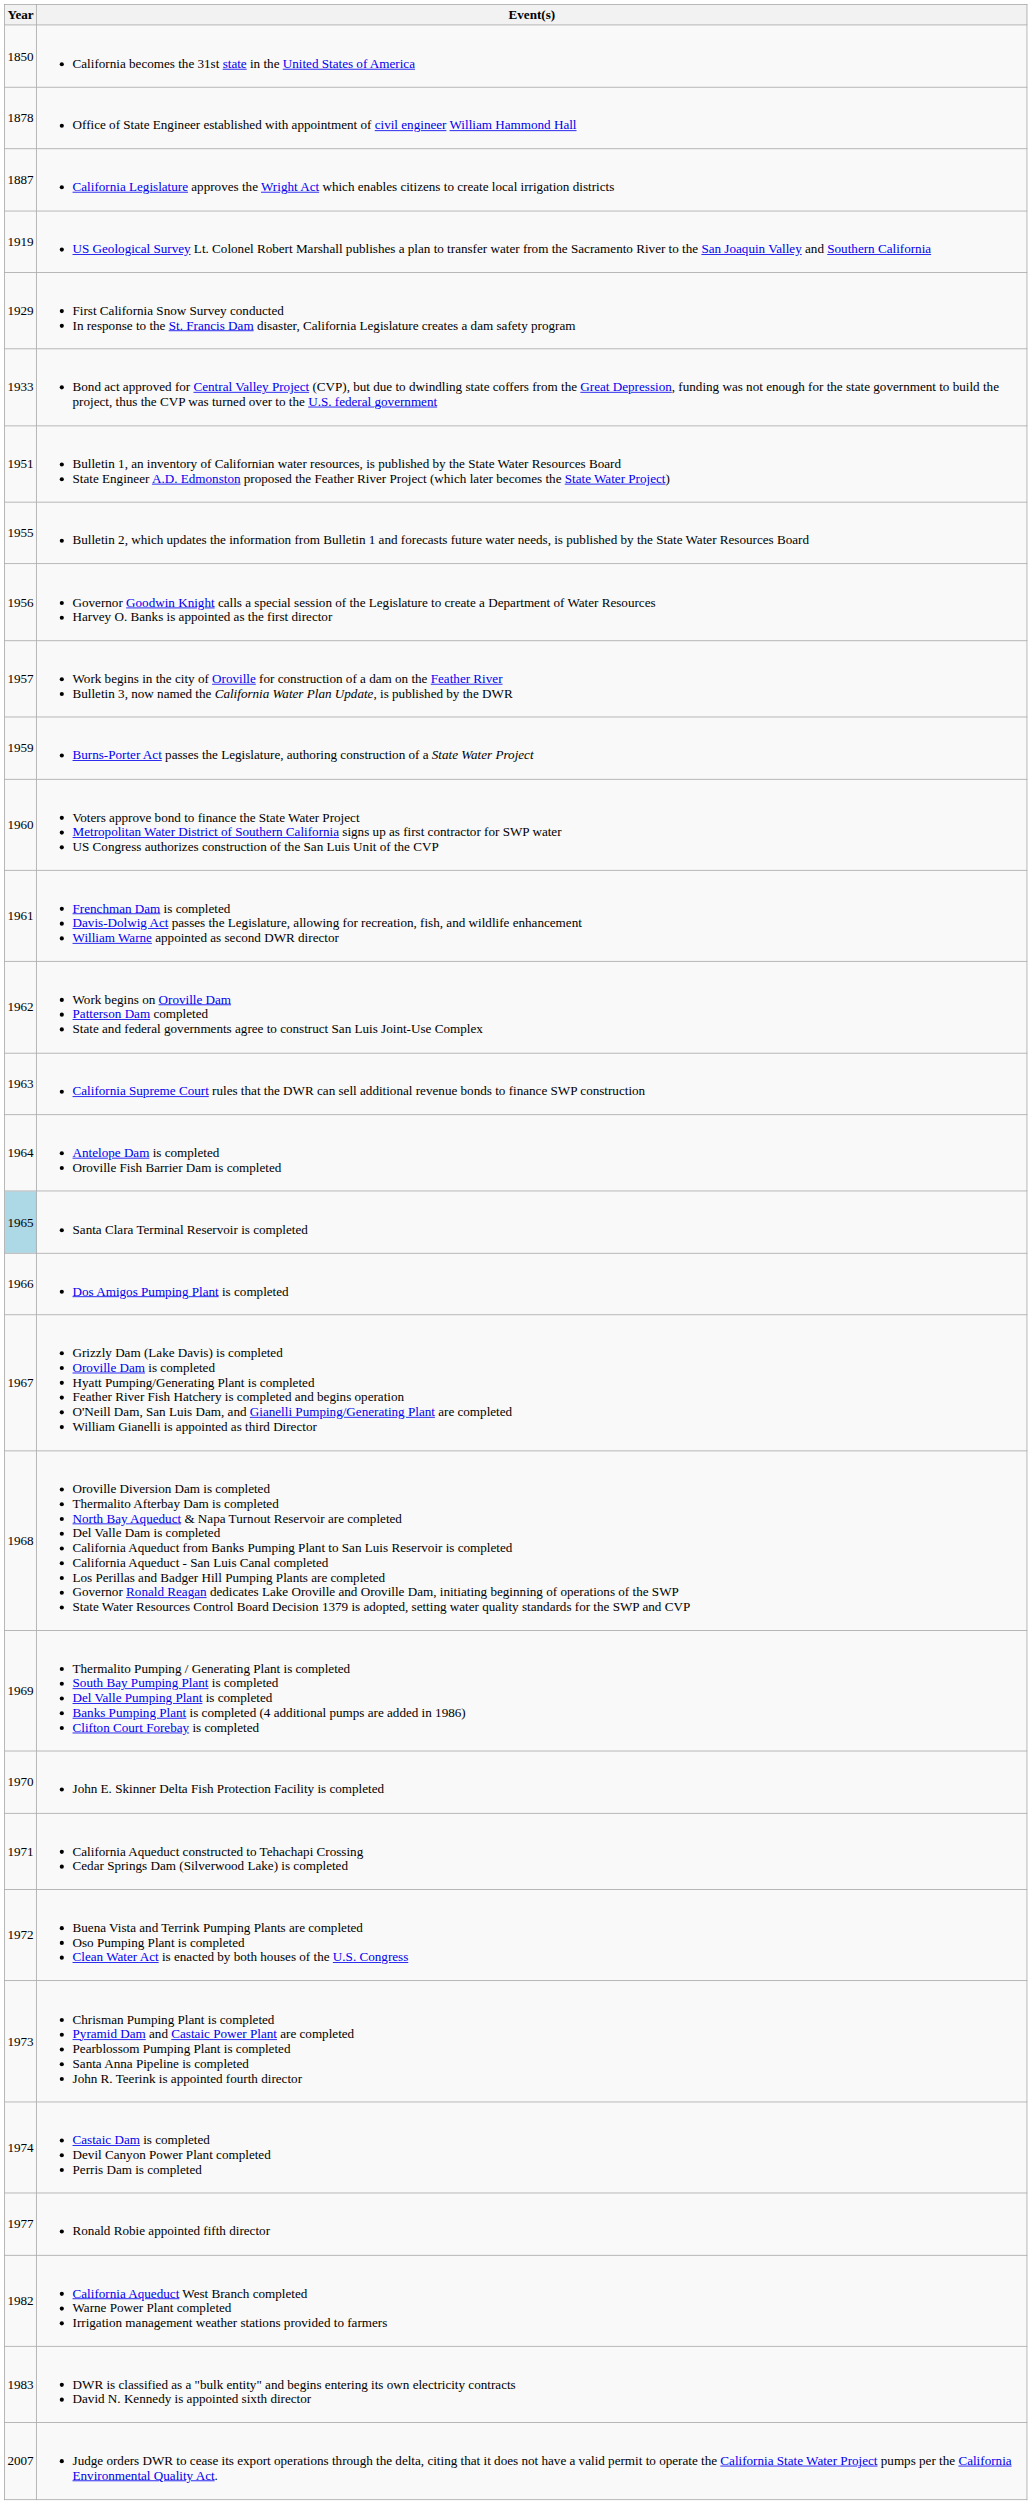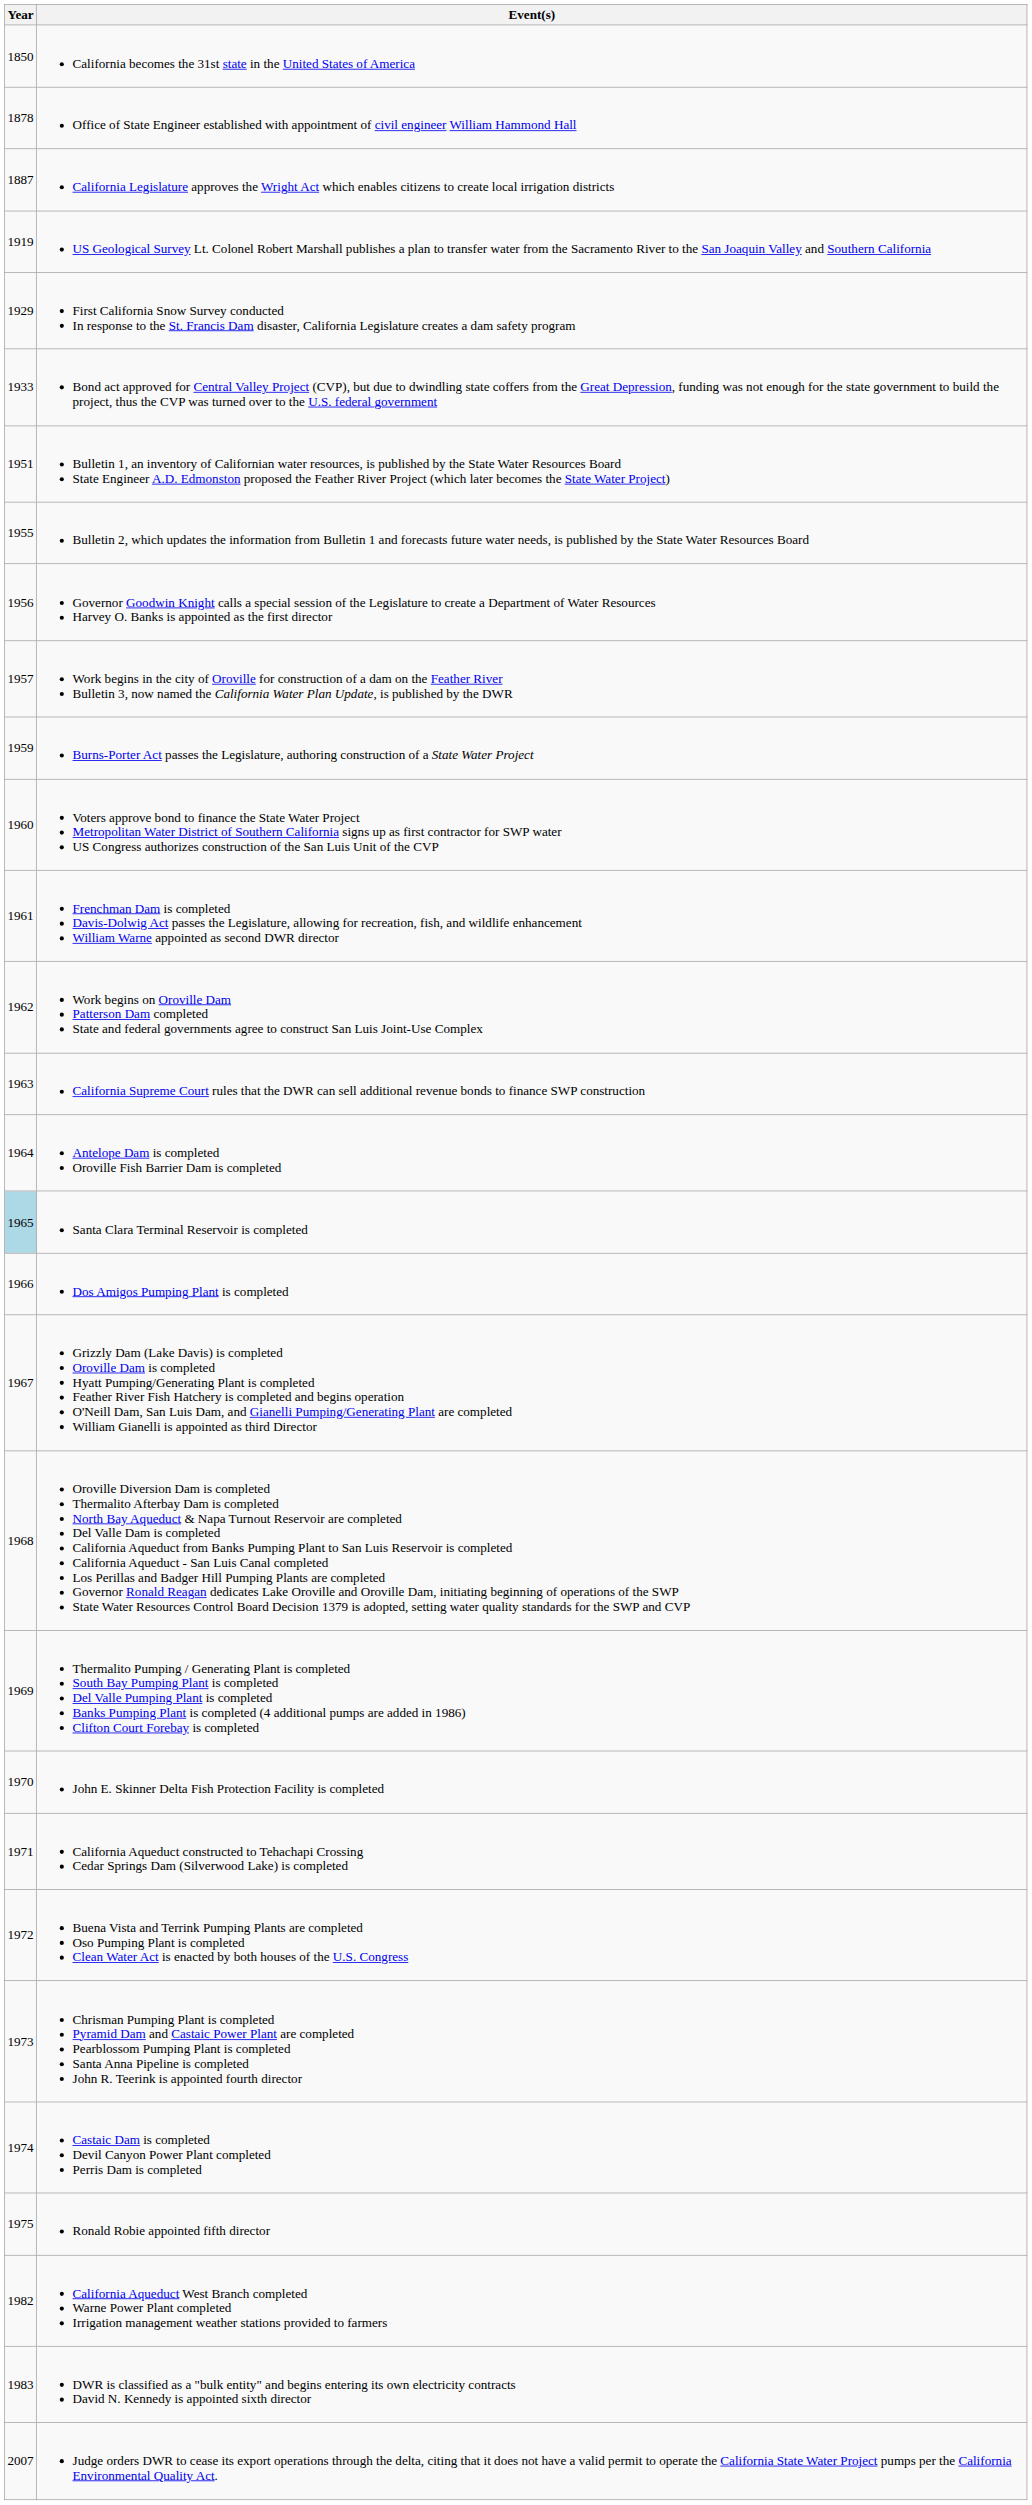(21, 2224) 1977 -> (21, 2224) 1975
